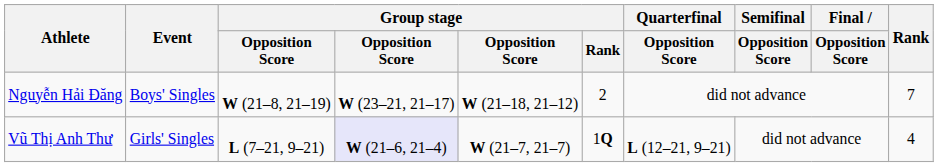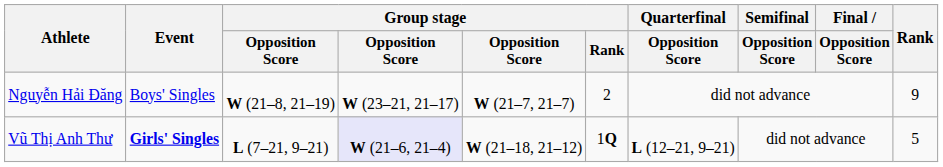(520, 104) W (21–18, 21–12) -> (524, 104) W (21–7, 21–7)
(911, 94) 7 -> (915, 94) 9
(172, 139) normal -> (174, 139) bold
(520, 148) W (21–7, 21–7) -> (524, 148) W (21–18, 21–12)
(911, 139) 4 -> (915, 139) 5
